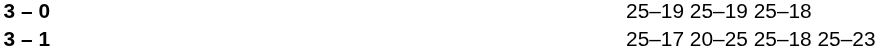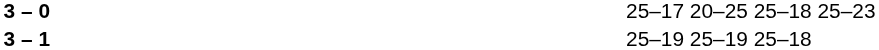(719, 11) 25–19 25–19 25–18 -> (751, 11) 25–17 20–25 25–18 25–23
(751, 38) 25–17 20–25 25–18 25–23 -> (719, 38) 25–19 25–19 25–18
